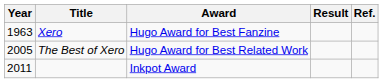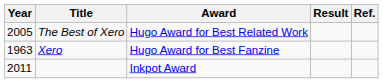rows swapped: (50, 31) <-> (81, 50)
